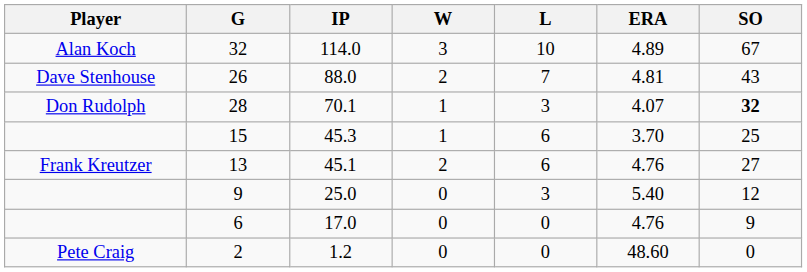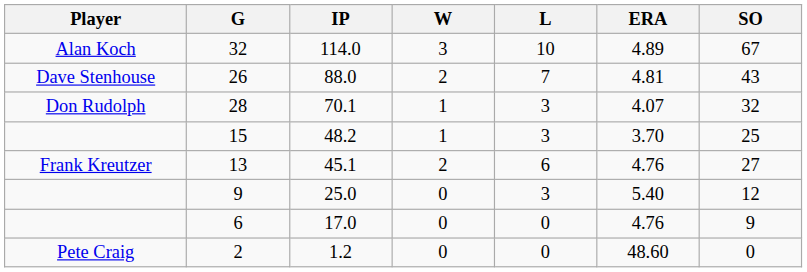(750, 106) bold -> (750, 106) normal
(340, 135) 45.3 -> (340, 135) 48.2
(545, 135) 6 -> (545, 135) 3
